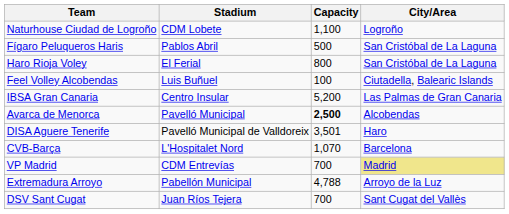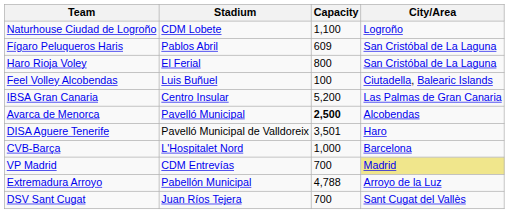(323, 47) 500 -> (323, 47) 609
(327, 149) 1,070 -> (327, 149) 1,000
